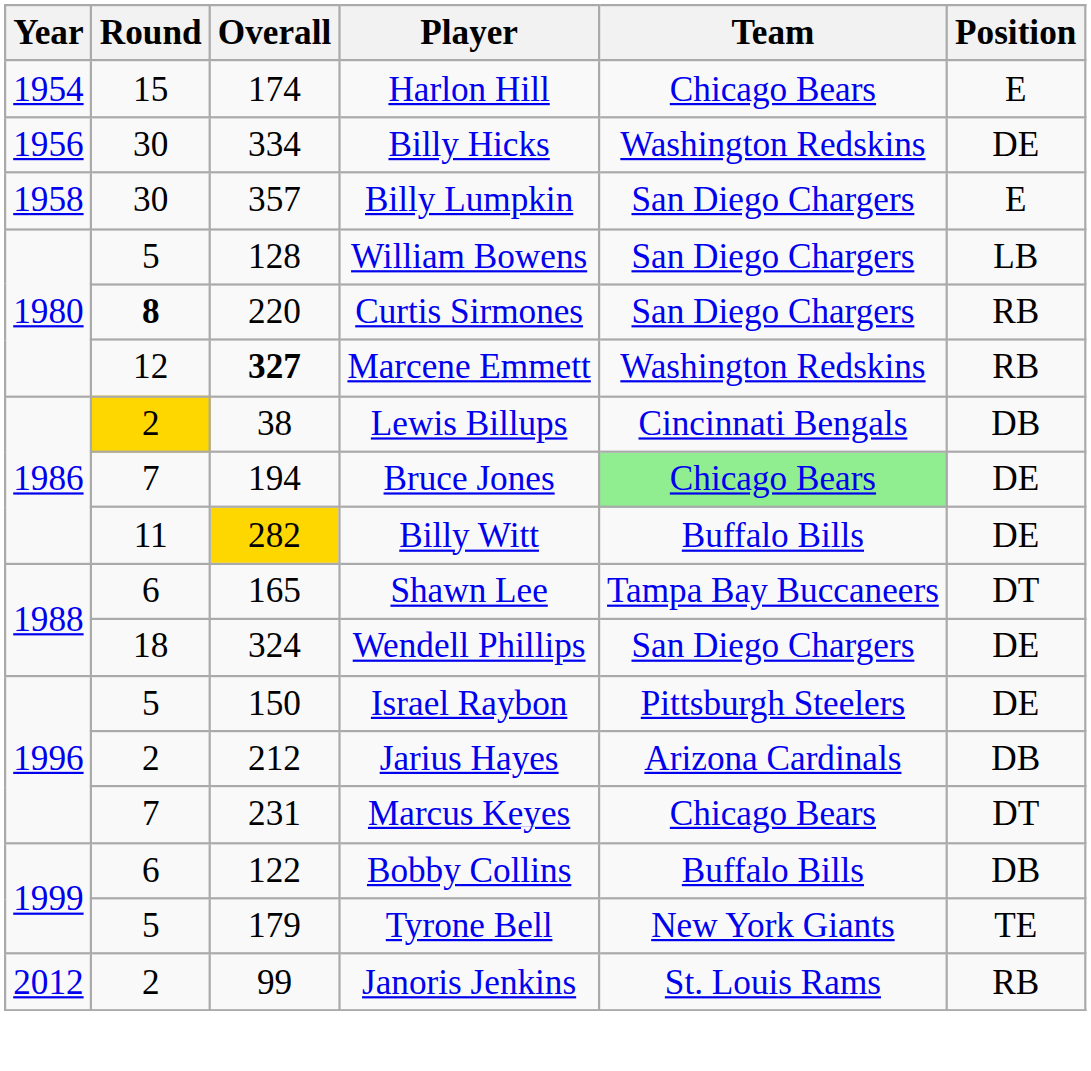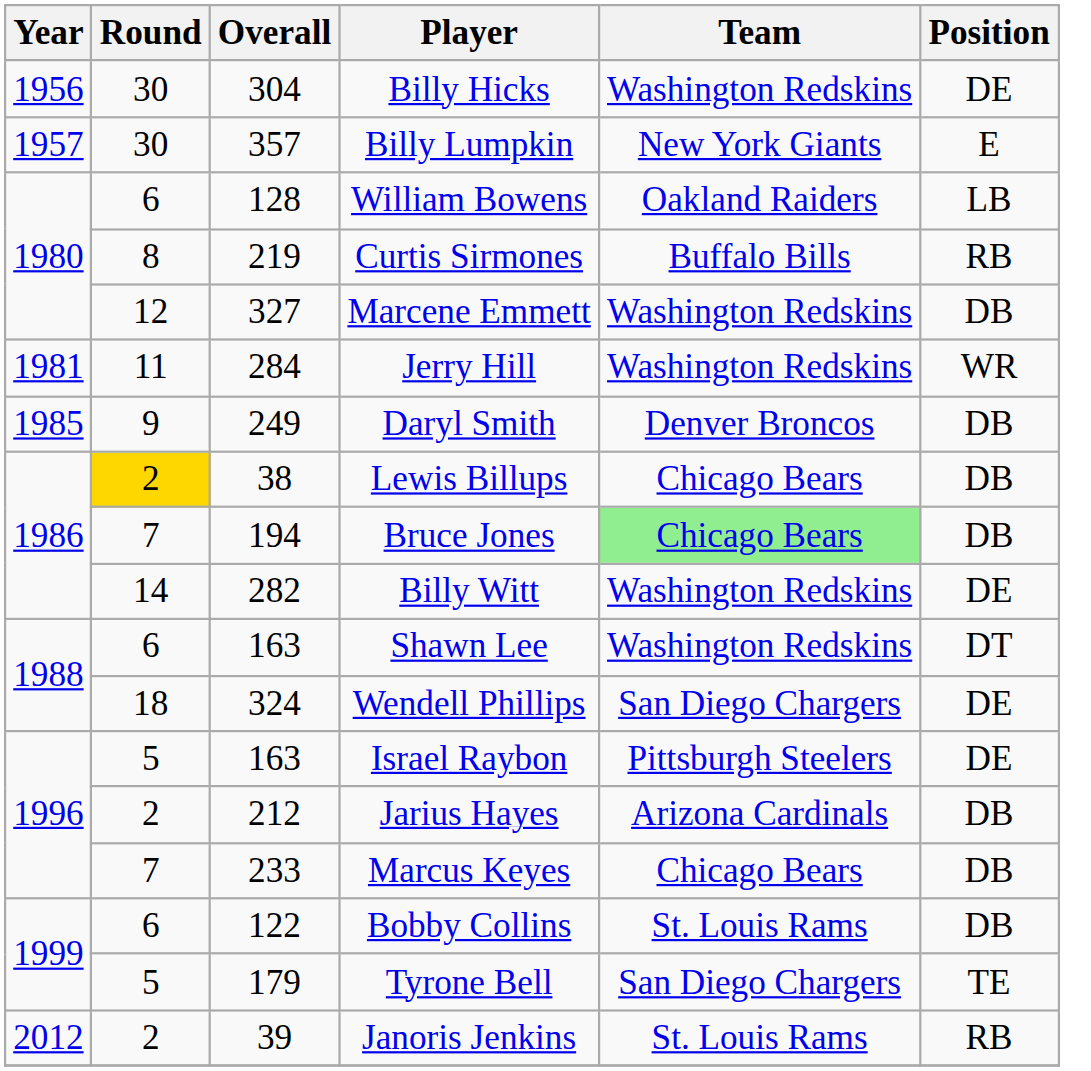- row: (469, 88)
(274, 144) 334 -> (274, 88) 304
(48, 199) 1958 -> (48, 144) 1957
(773, 199) San Diego Chargers -> (760, 144) New York Giants
(151, 255) 5 -> (151, 199) 6
(773, 255) San Diego Chargers -> (760, 199) Oakland Raiders
(151, 311) bold -> (151, 255) normal
(274, 311) 220 -> (274, 255) 219
(773, 311) San Diego Chargers -> (760, 255) Buffalo Bills
(274, 367) bold -> (274, 311) normal
(1016, 367) RB -> (989, 311) DB
+ row: (469, 367)
+ row: (469, 423)
(773, 423) Cincinnati Bengals -> (760, 479) Chicago Bears
(1016, 479) DE -> (989, 534) DB
(151, 534) 11 -> (151, 590) 14
(274, 534) gold background -> (274, 590) no background
(773, 534) Buffalo Bills -> (760, 590) Washington Redskins
(274, 590) 165 -> (274, 646) 163
(773, 590) Tampa Bay Buccaneers -> (760, 646) Washington Redskins
(274, 702) 150 -> (274, 758) 163
(274, 813) 231 -> (274, 869) 233
(1016, 813) DT -> (989, 869) DB
(773, 869) Buffalo Bills -> (760, 925) St. Louis Rams
(773, 925) New York Giants -> (760, 981) San Diego Chargers
(274, 981) 99 -> (274, 1037) 39
